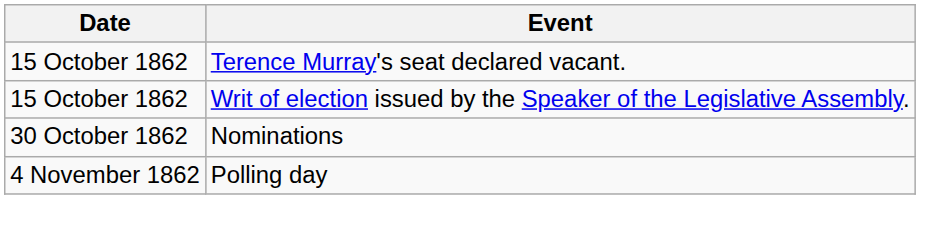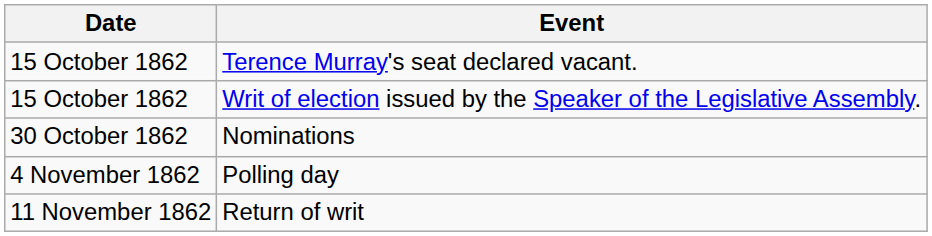+ row: (293, 212)
